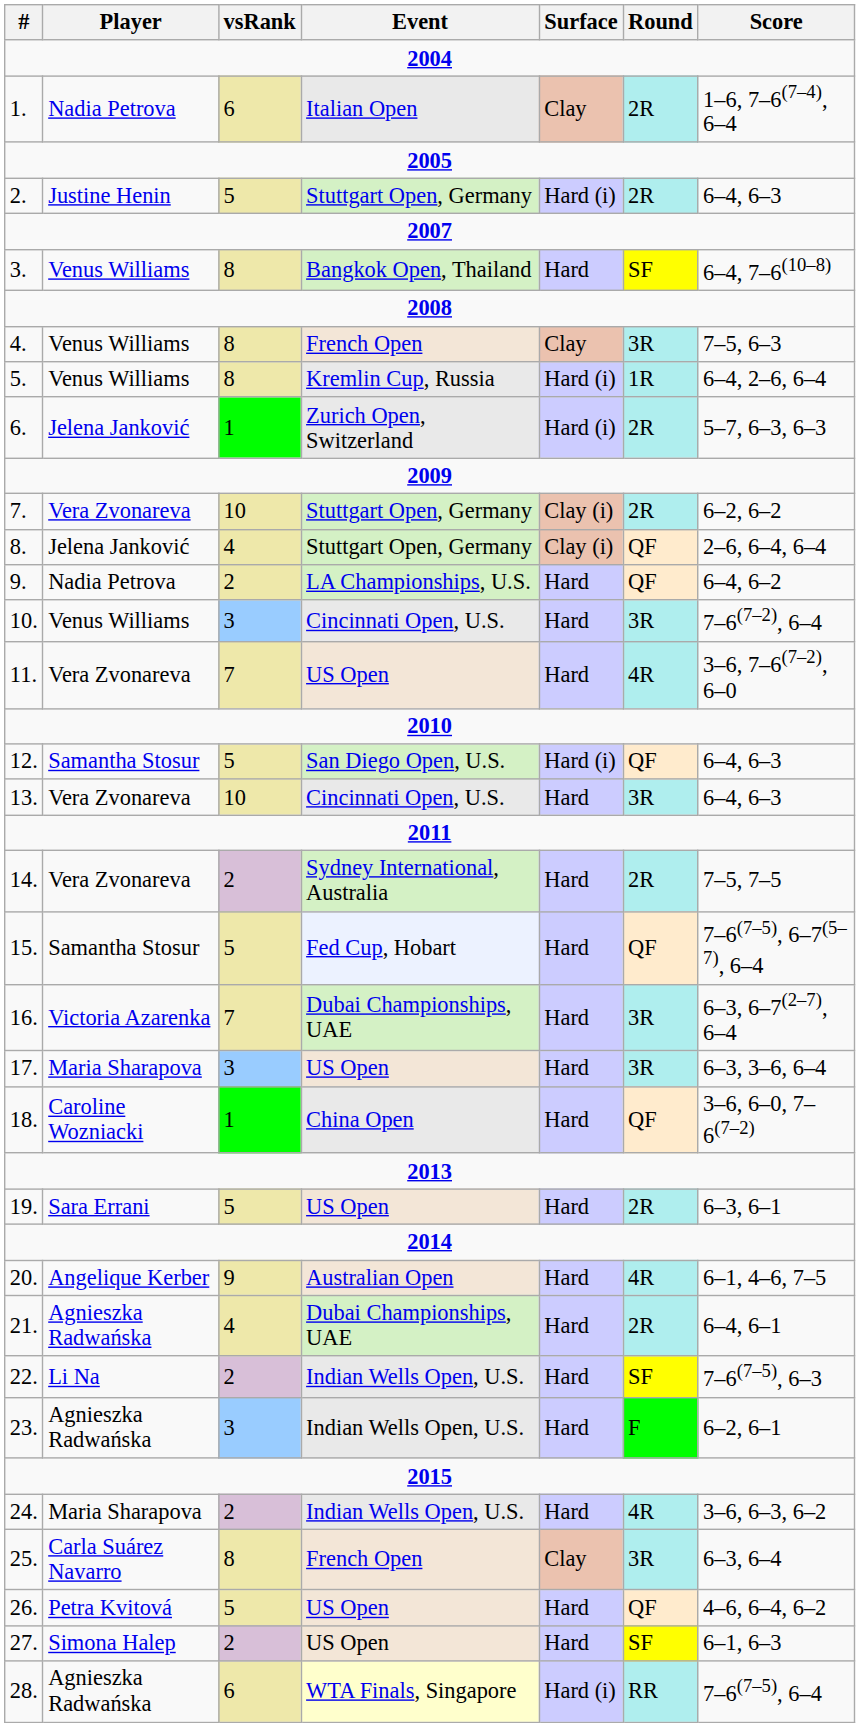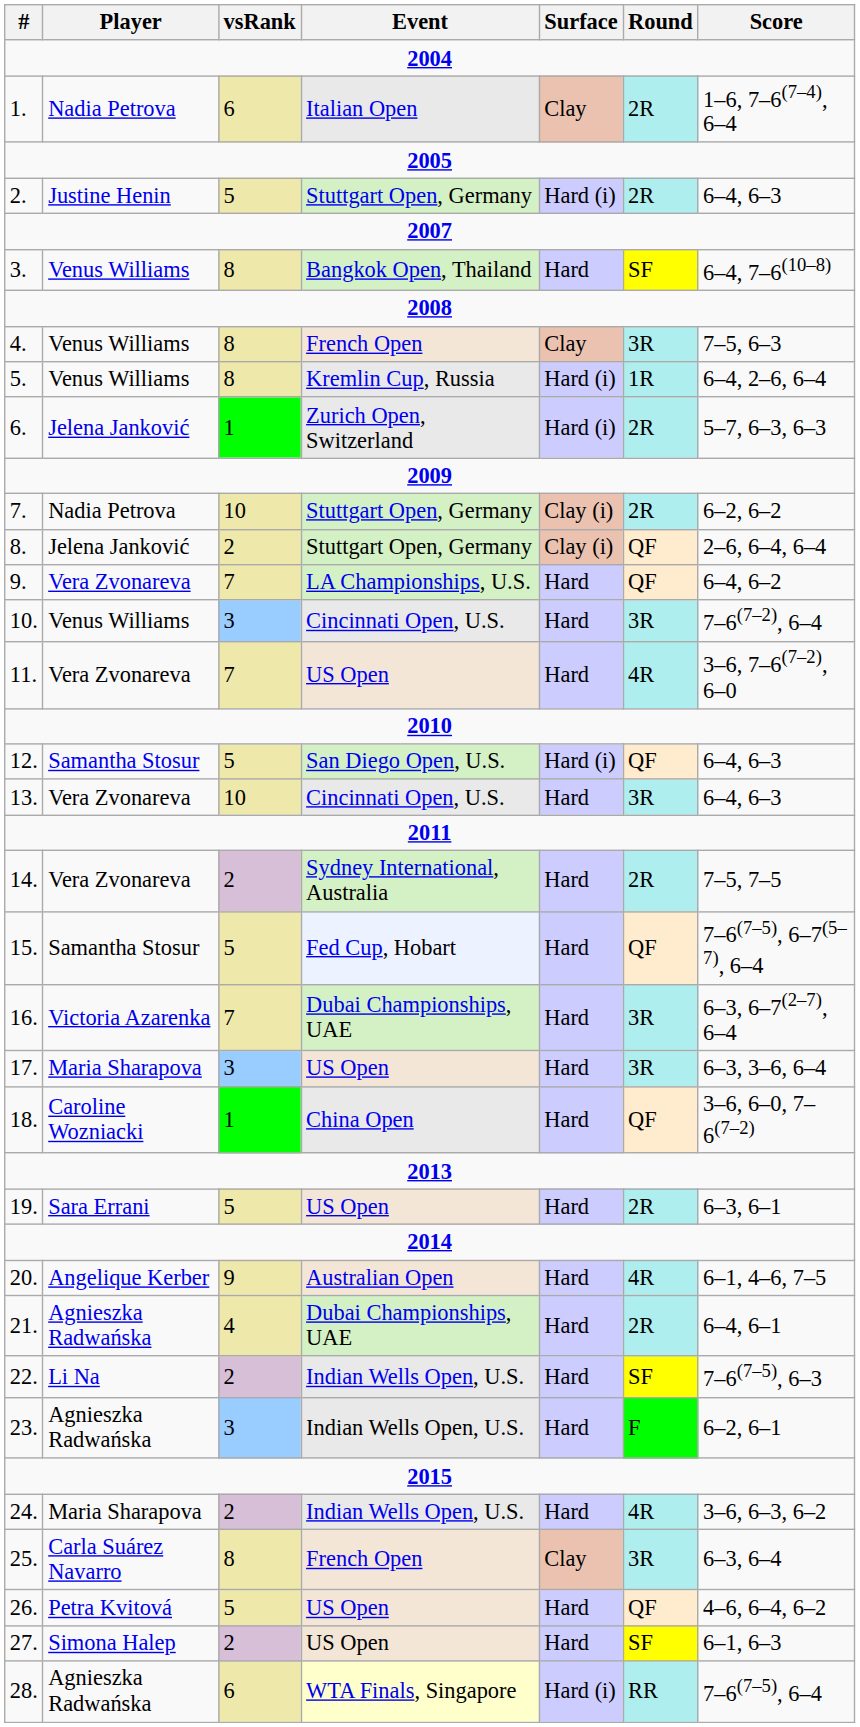(119, 511) Vera Zvonareva -> (112, 511) Nadia Petrova
(229, 546) 4 -> (229, 546) 2
(112, 582) Nadia Petrova -> (119, 582) Vera Zvonareva
(229, 582) 2 -> (229, 582) 7
